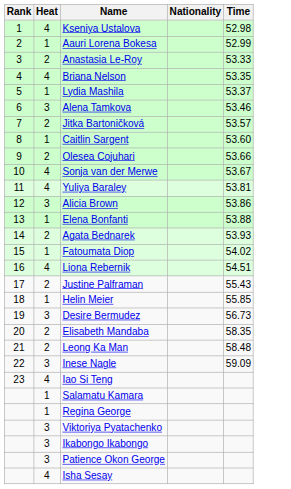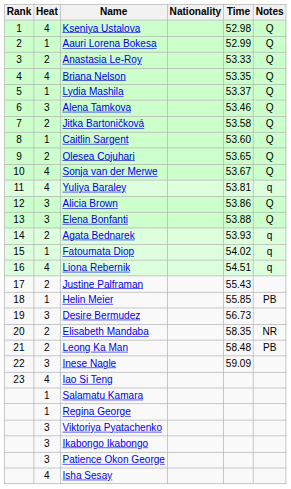+ column: (270, 12)
(238, 124) 53.57 -> (238, 124) 53.58
(238, 156) 53.66 -> (238, 156) 53.65
(47, 220) 1 -> (47, 220) 3
